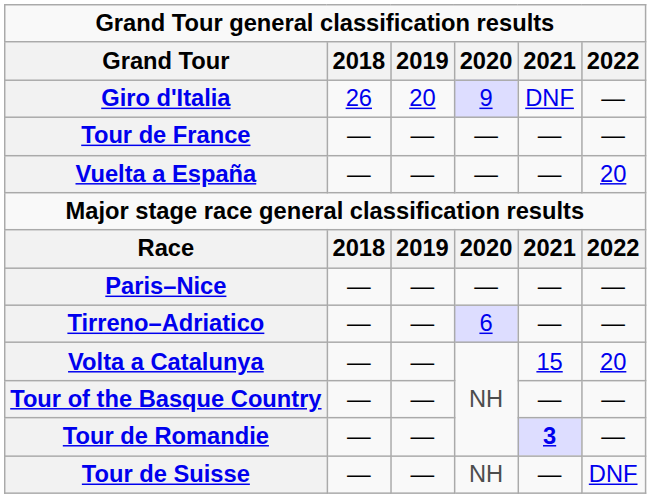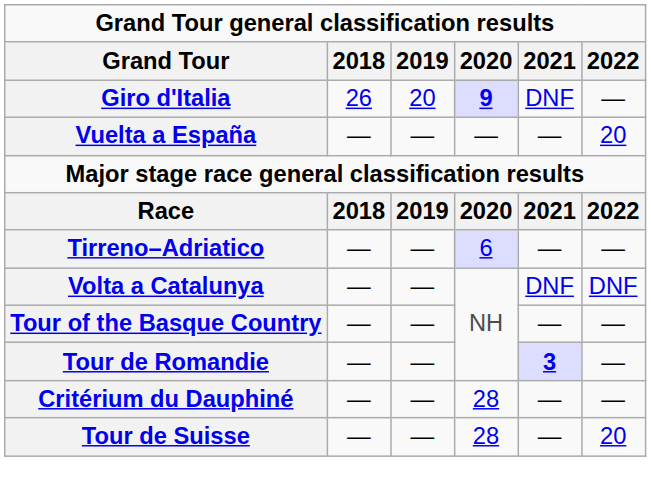(486, 98) normal -> (486, 98) bold
- row: (166, 135)
- row: (166, 286)
(550, 361) 15 -> (550, 286) DNF
(613, 361) 20 -> (613, 286) DNF
+ row: (166, 398)
(486, 473) NH -> (486, 436) 28
(613, 473) DNF -> (613, 436) 20
